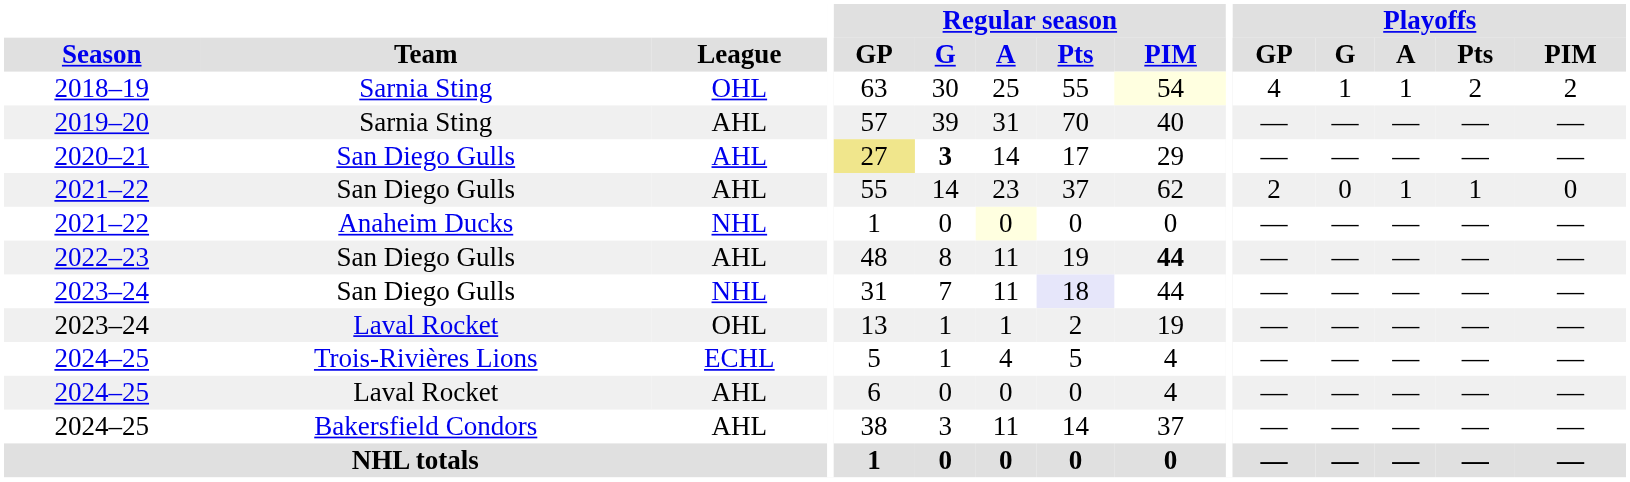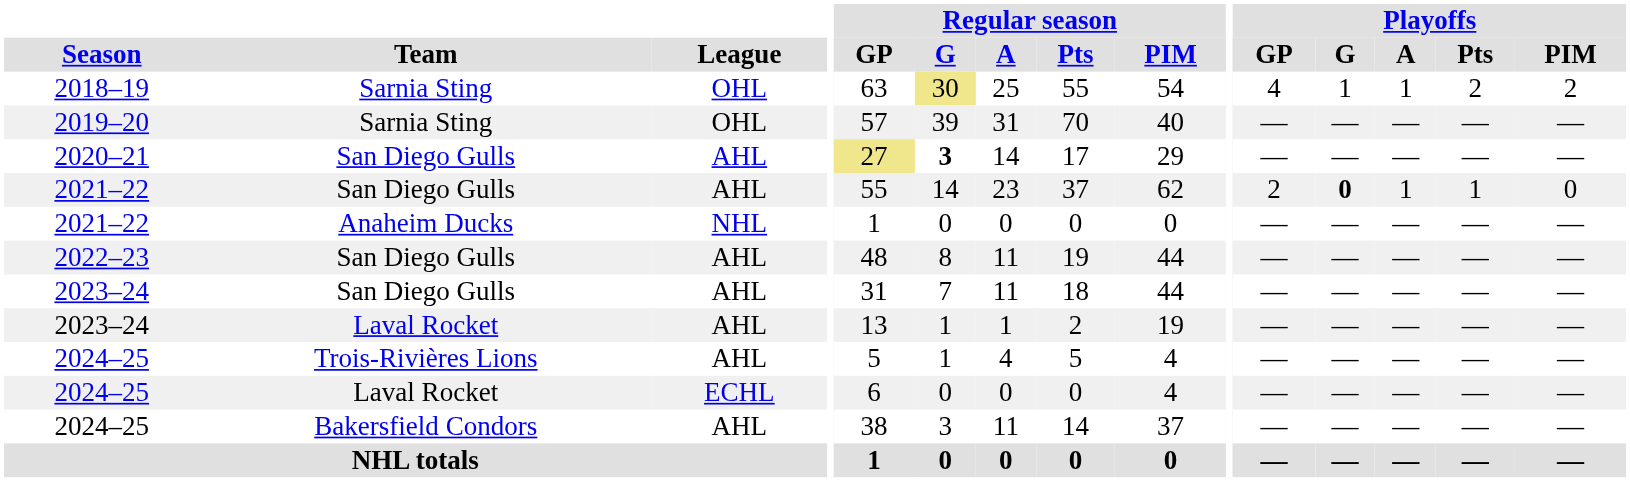(945, 88) no background -> (945, 88) khaki background
(1171, 88) lightyellow background -> (1171, 88) no background
(739, 121) AHL -> (739, 121) OHL
(1345, 189) normal -> (1345, 189) bold
(1006, 223) lightyellow background -> (1006, 223) no background
(1171, 257) bold -> (1171, 257) normal
(739, 290) NHL -> (739, 290) AHL
(1076, 290) lavender background -> (1076, 290) no background
(739, 324) OHL -> (739, 324) AHL
(739, 358) ECHL -> (739, 358) AHL
(739, 392) AHL -> (739, 392) ECHL
